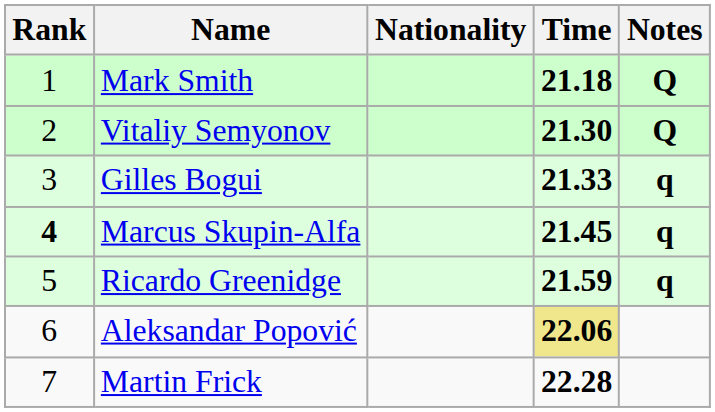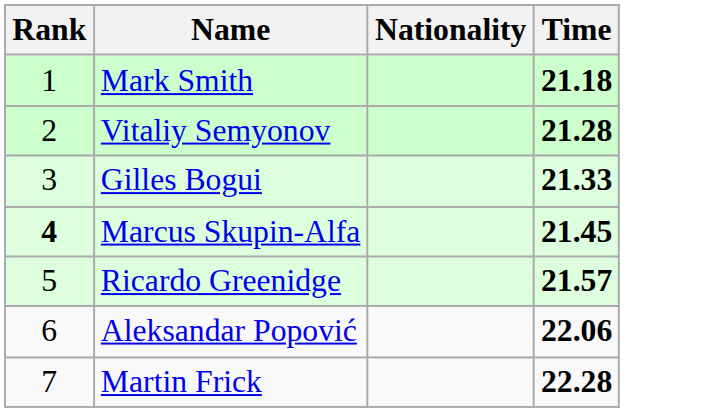- column: (665, 29)
(577, 130) 21.30 -> (577, 130) 21.28
(577, 280) 21.59 -> (577, 280) 21.57
(577, 331) khaki background -> (577, 331) no background
